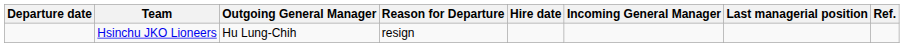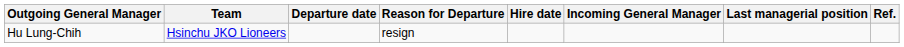columns swapped: (49, 14) <-> (299, 14)
